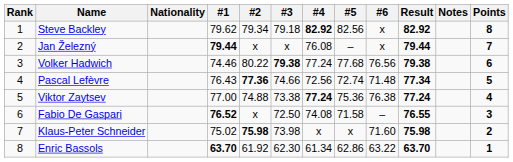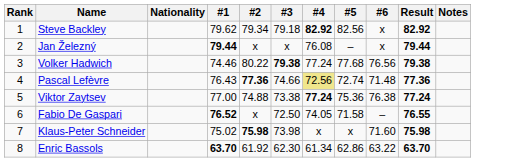- column: (489, 13)
(319, 81) no background -> (319, 81) khaki background
(417, 81) 77.34 -> (417, 81) 77.36
(319, 115) 74.08 -> (319, 115) 74.05
